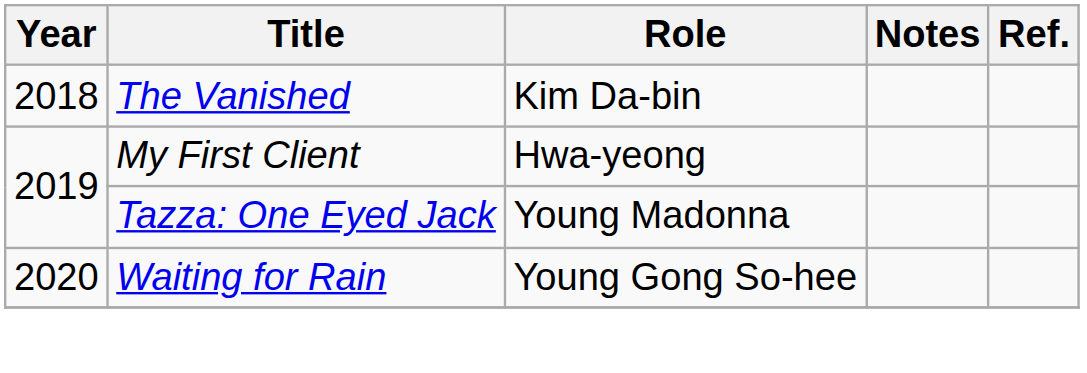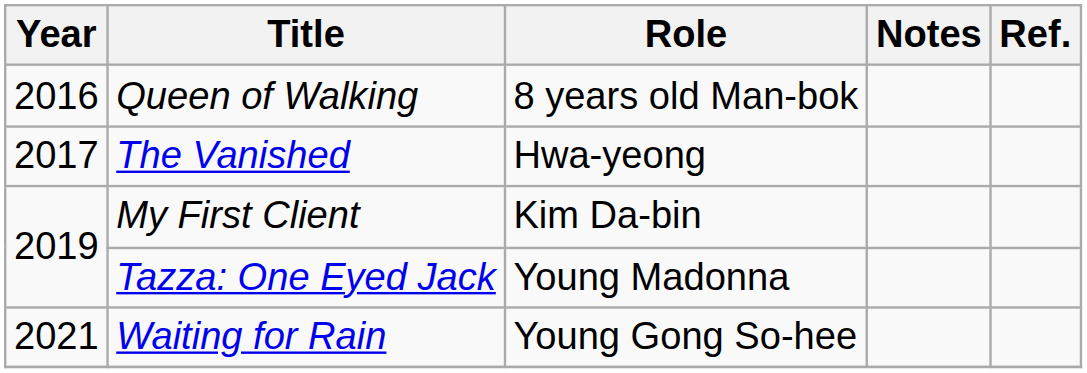+ row: (267, 95)
(56, 95) 2018 -> (56, 155) 2017
(608, 95) Kim Da-bin -> (610, 155) Hwa-yeong
(610, 155) Hwa-yeong -> (608, 215) Kim Da-bin
(56, 276) 2020 -> (56, 336) 2021
